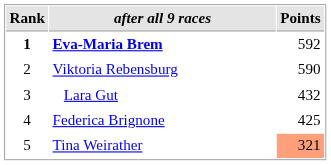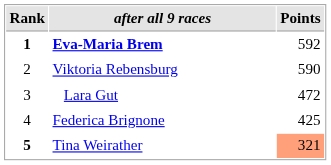(309, 95) 432 -> (309, 95) 472
(27, 145) normal -> (27, 145) bold
